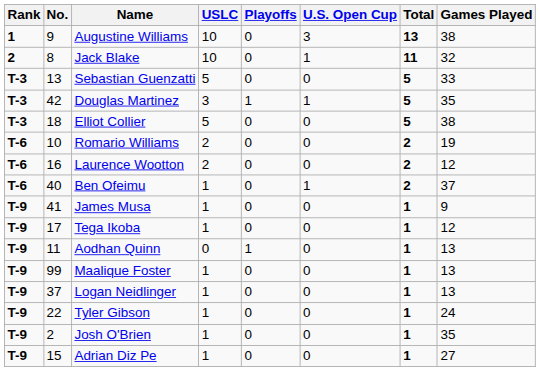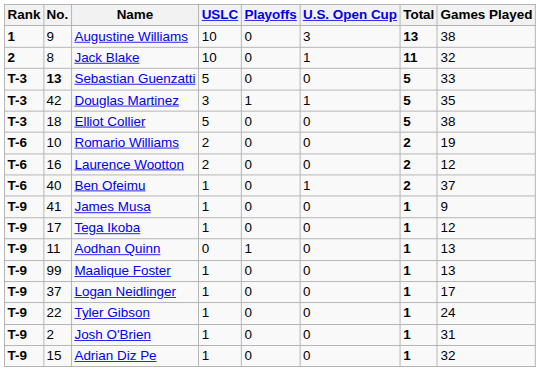(54, 79) normal -> (54, 79) bold
(448, 292) 13 -> (448, 292) 17
(448, 334) 35 -> (448, 334) 31
(448, 356) 27 -> (448, 356) 32
